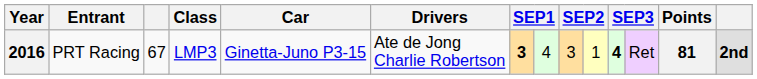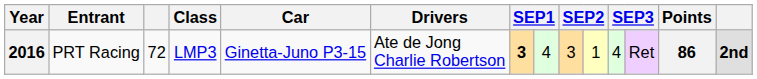(157, 52) 67 -> (157, 52) 72
(617, 52) bold -> (617, 52) normal
(687, 52) 81 -> (687, 52) 86
